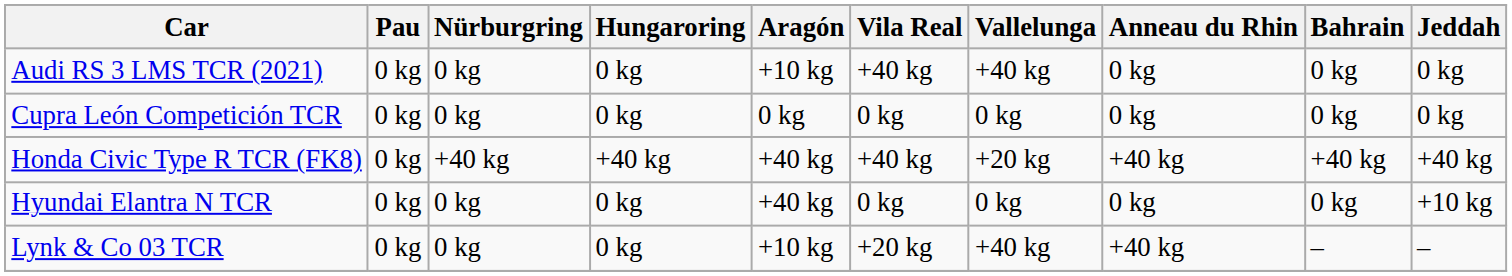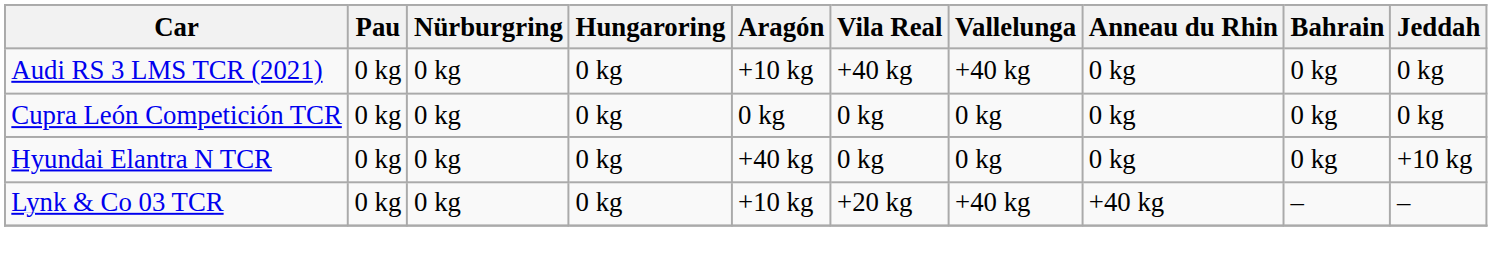- row: (187, 158)
